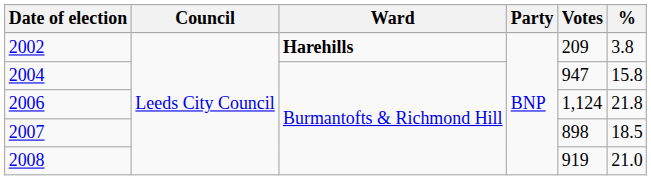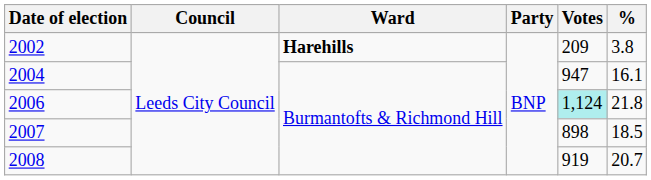(627, 75) 15.8 -> (627, 75) 16.1
(582, 103) no background -> (582, 103) paleturquoise background
(627, 160) 21.0 -> (627, 160) 20.7
